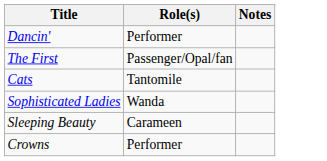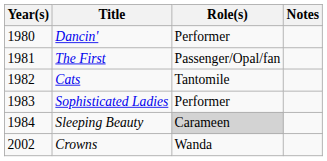+ column: (28, 15)
(145, 101) Wanda -> (202, 101) Performer
(154, 123) no background -> (202, 123) lightgrey background
(154, 144) Performer -> (193, 144) Wanda
